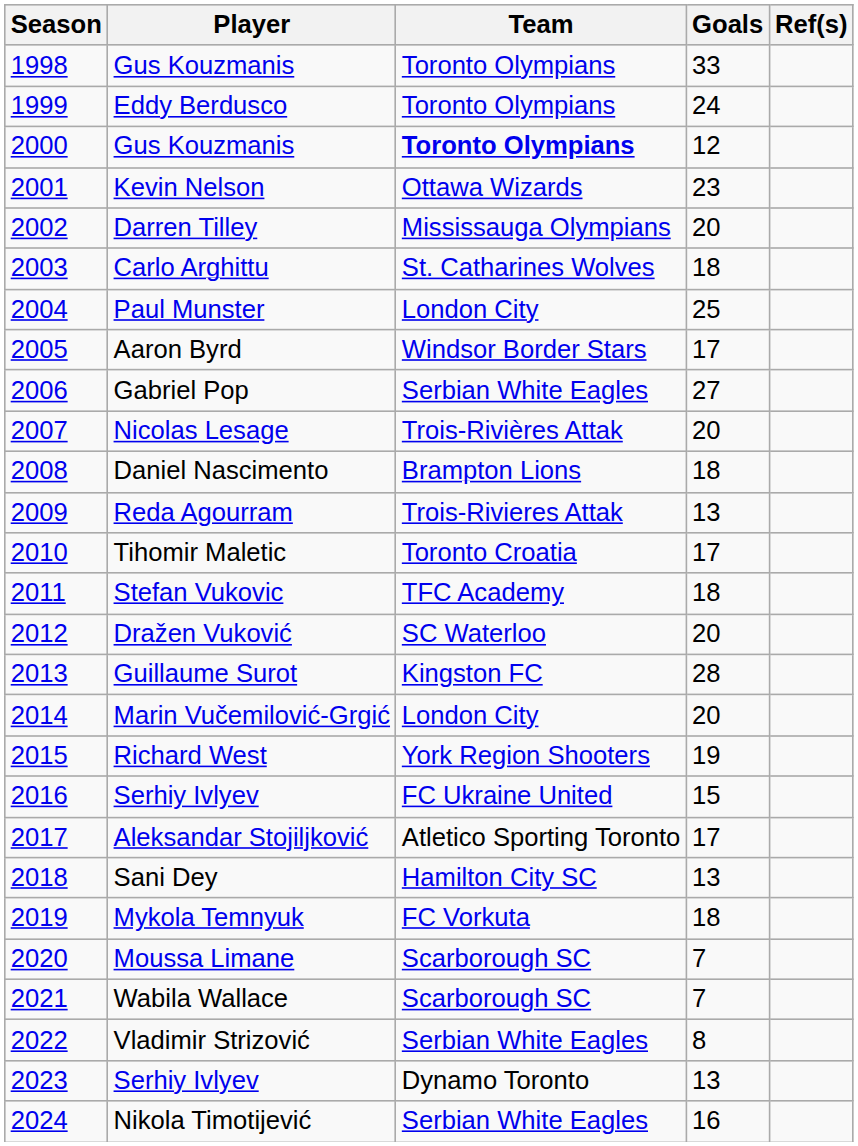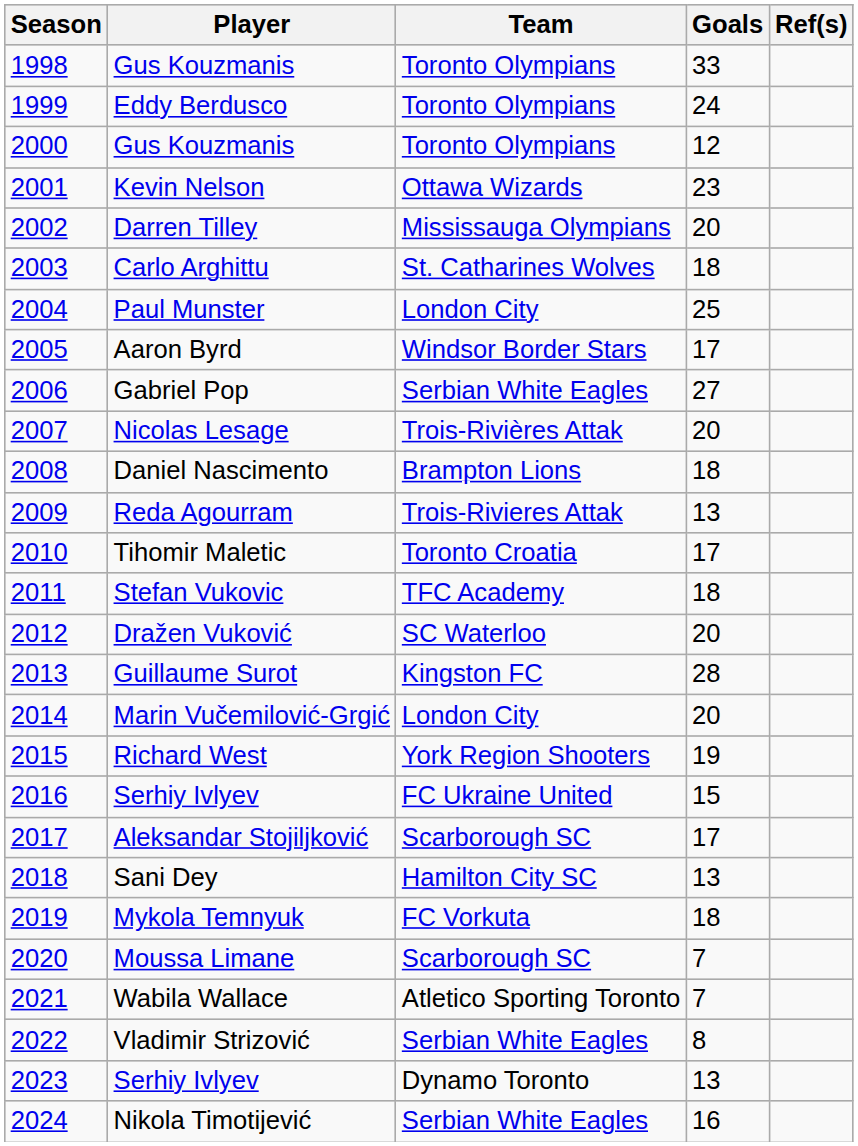(518, 146) bold -> (509, 146) normal
(541, 836) Atletico Sporting Toronto -> (496, 836) Scarborough SC
(496, 999) Scarborough SC -> (541, 999) Atletico Sporting Toronto
